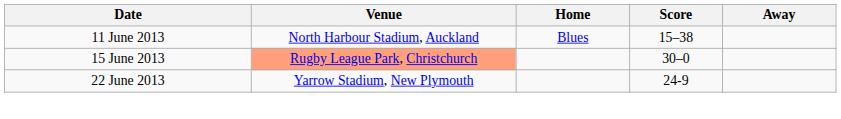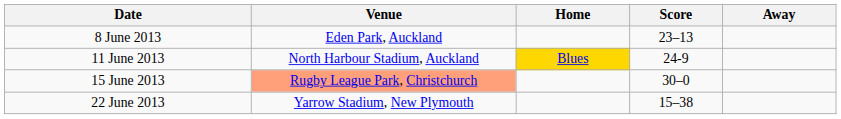+ row: (128, 37)
(573, 37) no background -> (573, 59) gold background
(676, 37) 15–38 -> (676, 59) 24-9
(676, 80) 24-9 -> (676, 102) 15–38
